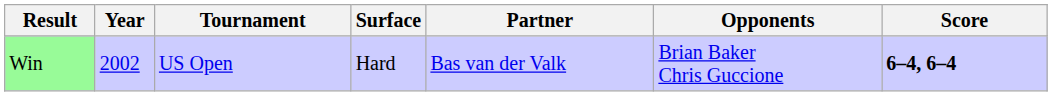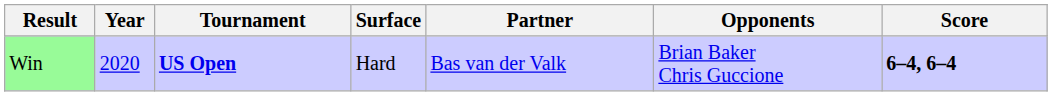(120, 63) 2002 -> (120, 63) 2020
(196, 63) normal -> (198, 63) bold
